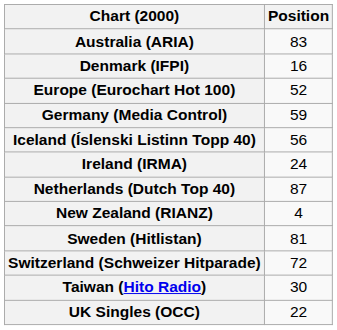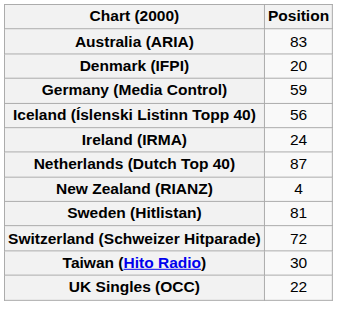(299, 66) 16 -> (299, 66) 20
- row: (134, 90)
